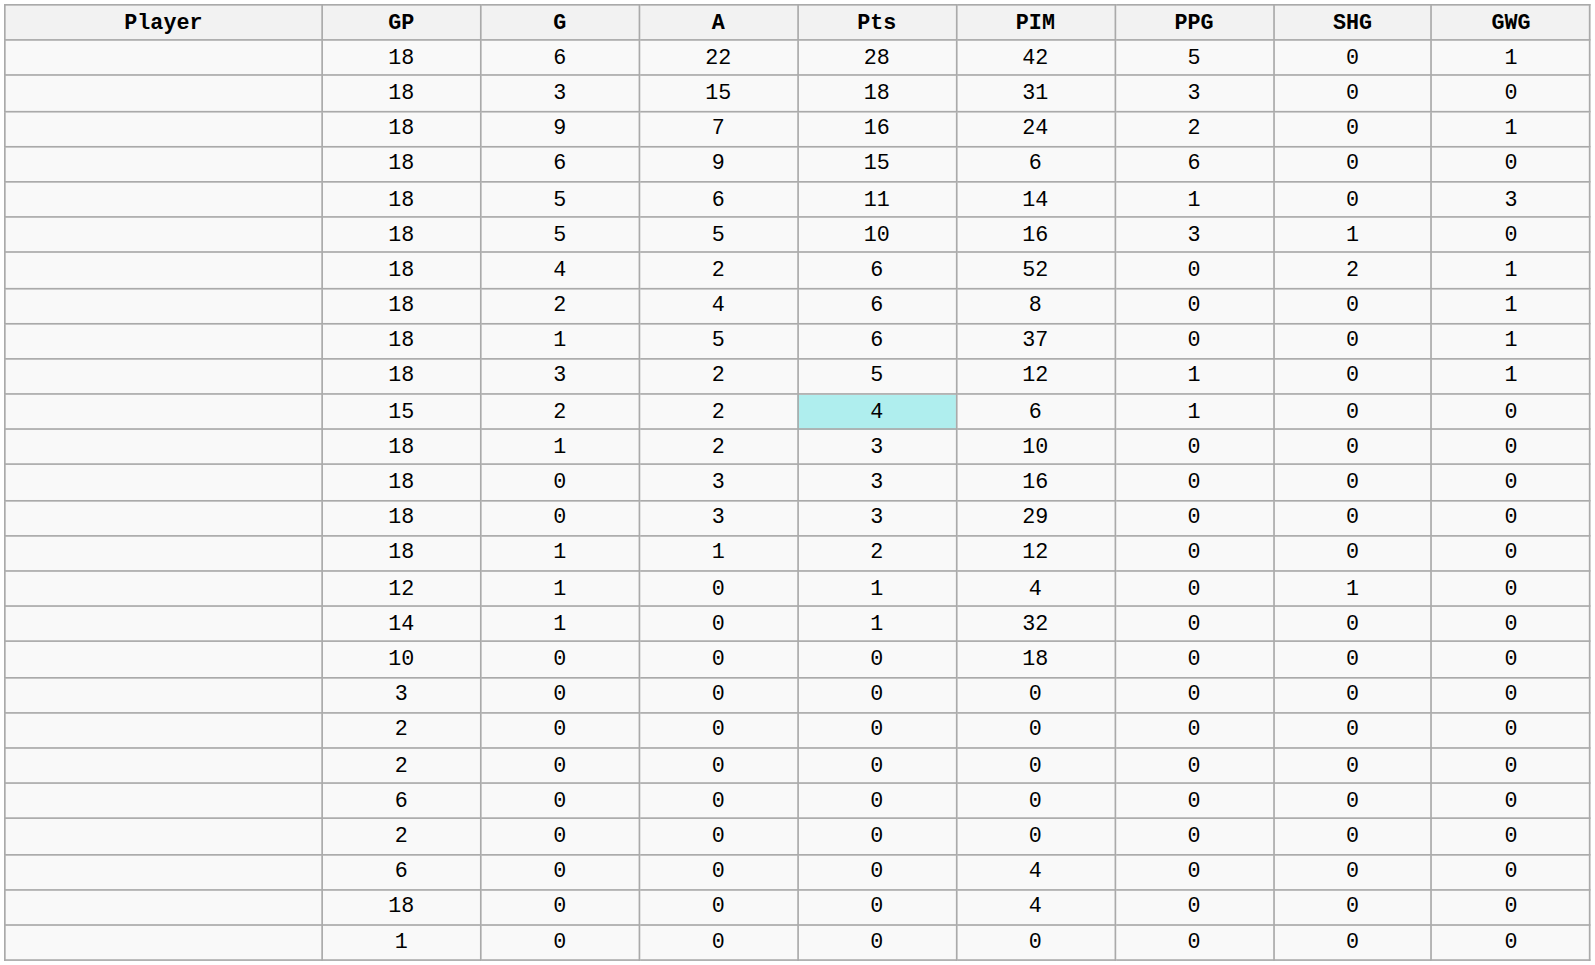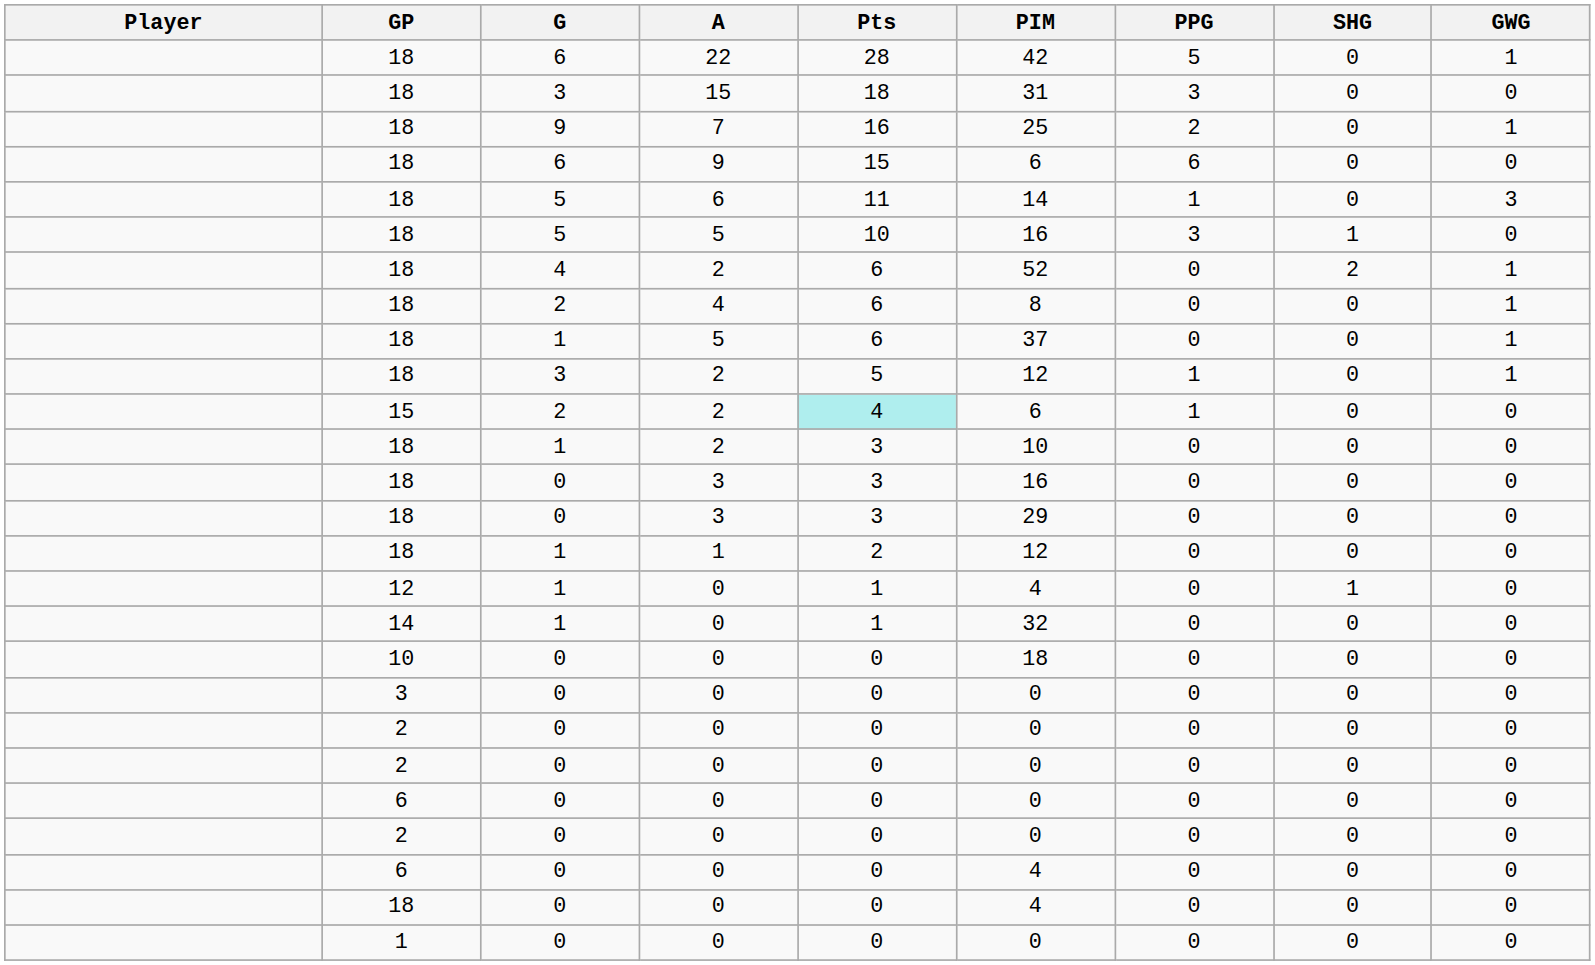(1035, 129) 24 -> (1035, 129) 25
